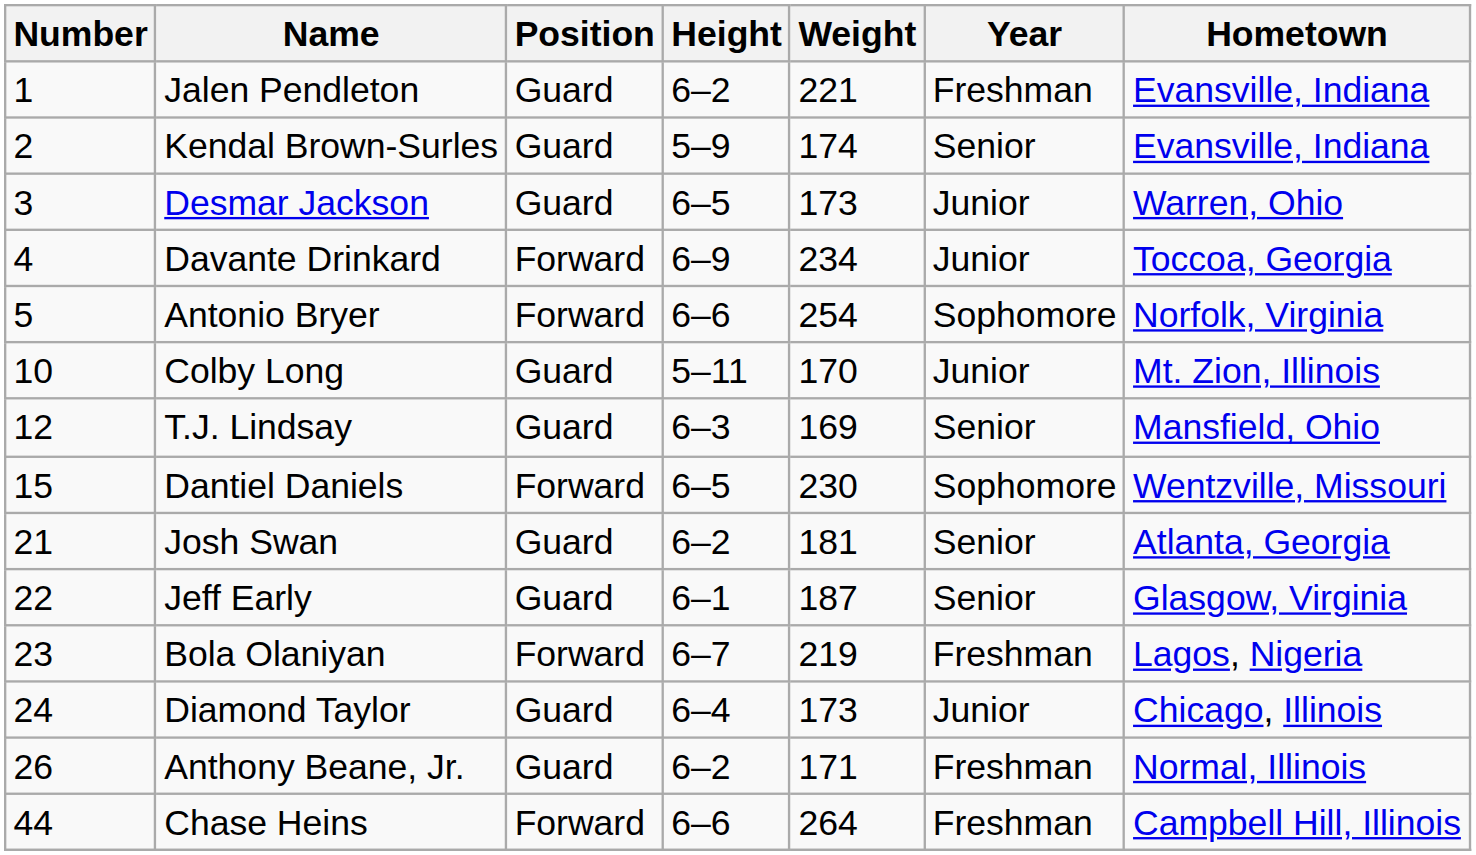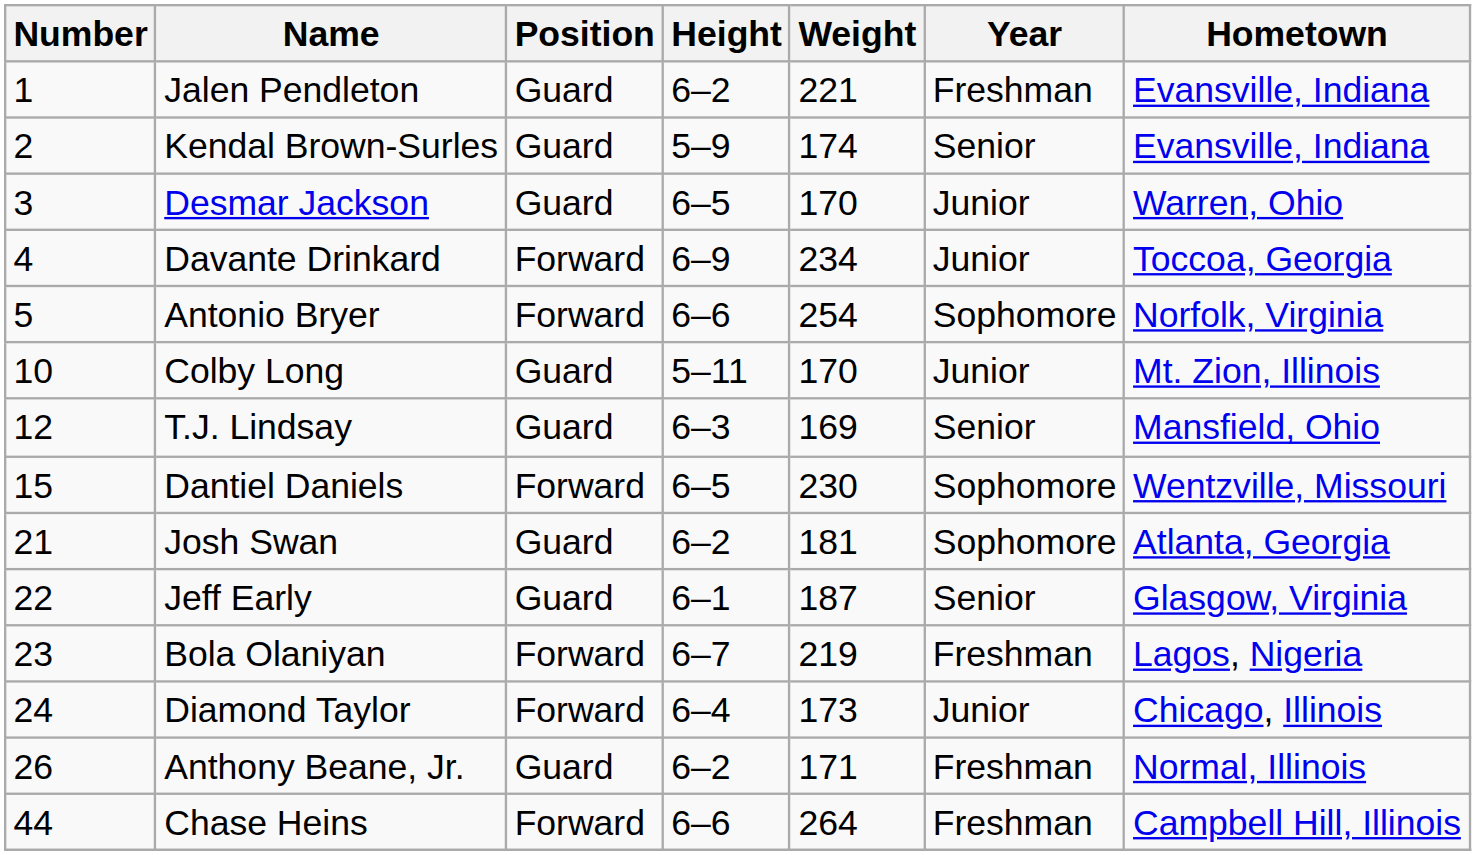(828, 202) 173 -> (828, 202) 170
(984, 540) Senior -> (1025, 540) Sophomore
(564, 709) Guard -> (580, 709) Forward
